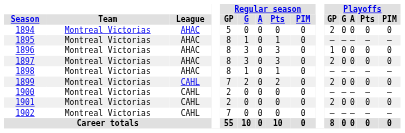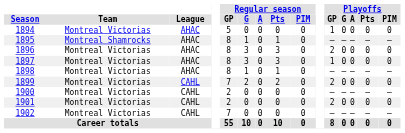(332, 30) 2 -> (332, 30) 1
(108, 40) Montreal Victorias -> (108, 40) Montreal Shamrocks
(332, 51) 1 -> (332, 51) 2
(332, 61) 2 -> (332, 61) 1
